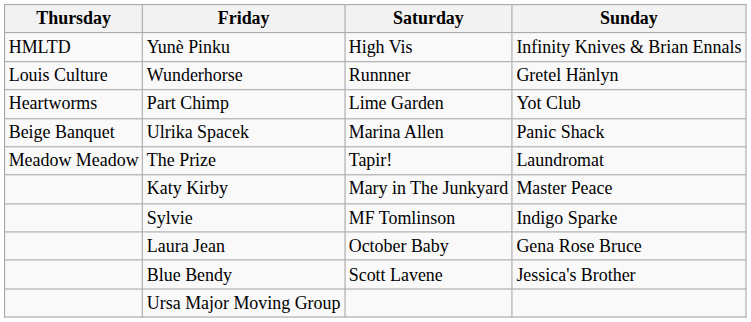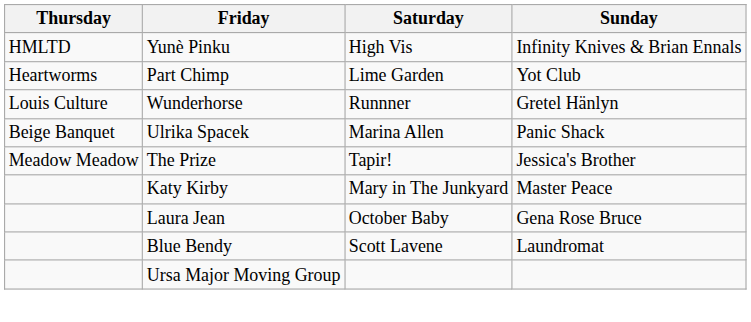rows swapped: (188, 103) <-> (195, 75)
(560, 160) Laundromat -> (576, 160) Jessica's Brother
- row: (170, 217)
(576, 274) Jessica's Brother -> (560, 246) Laundromat
